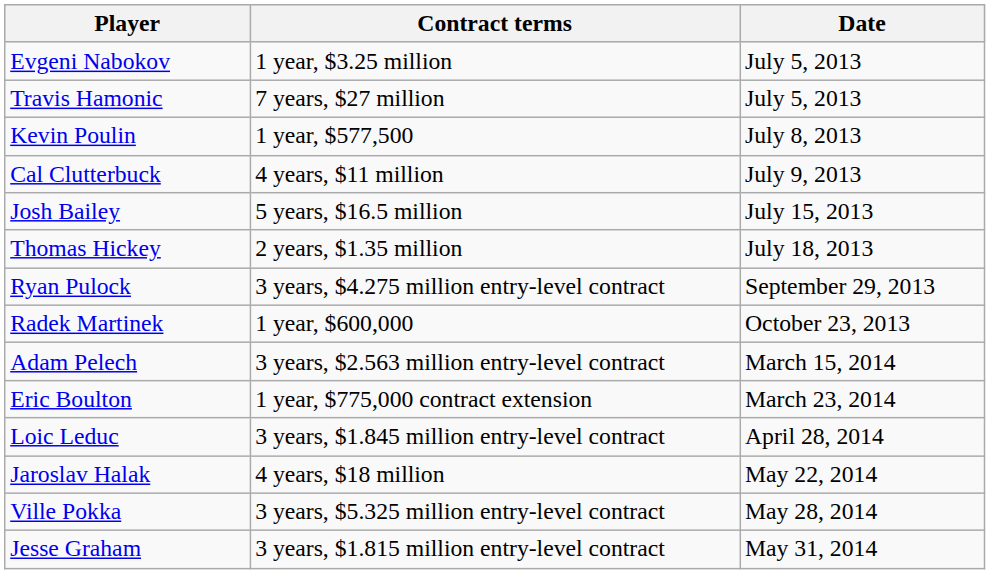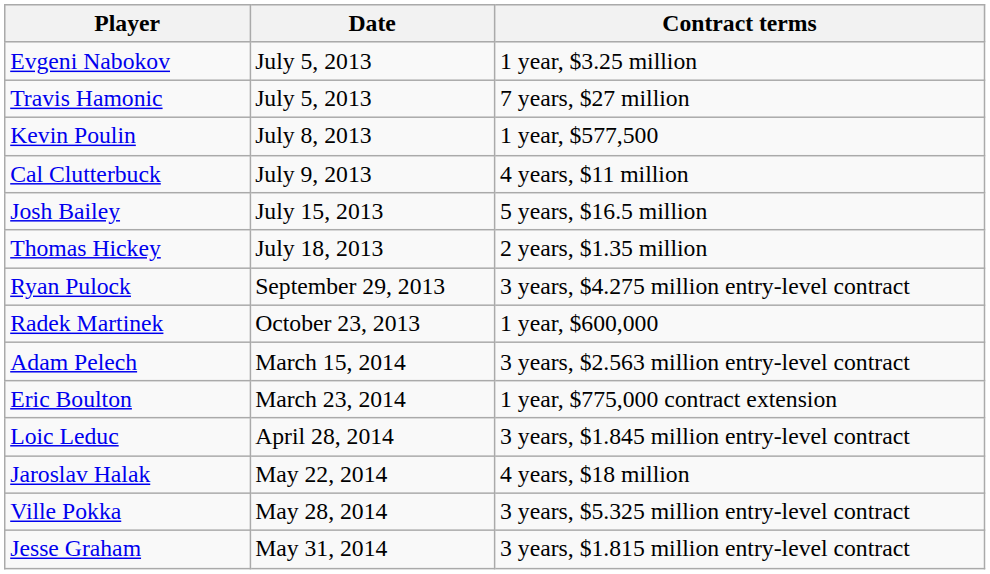columns swapped: (862, 23) <-> (495, 23)
